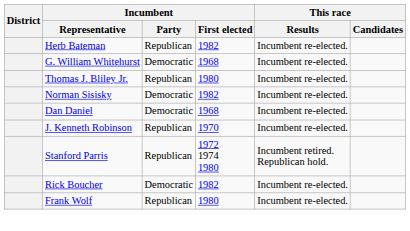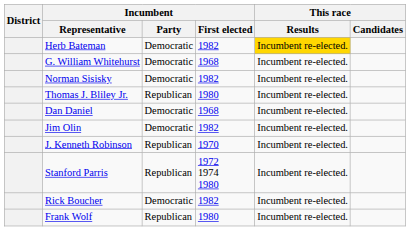(168, 45) Republican -> (169, 45) Democratic
(303, 45) no background -> (303, 45) gold background
rows swapped: (86, 78) <-> (78, 95)
+ row: (63, 128)
(296, 156) Incumbent retired. Republican hold. -> (303, 172) Incumbent re-elected.
